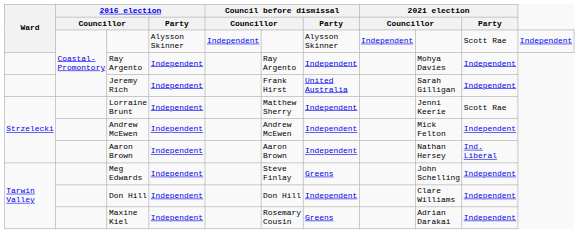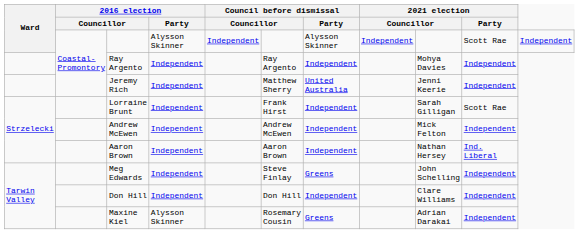(275, 85) Frank Hirst -> (280, 85) Matthew Sherry
(436, 85) Sarah Gilligan -> (431, 85) Jenni Keerie
(280, 107) Matthew Sherry -> (275, 107) Frank Hirst
(431, 107) Jenni Keerie -> (436, 107) Sarah Gilligan
(177, 218) Independent -> (167, 218) Alysson Skinner
